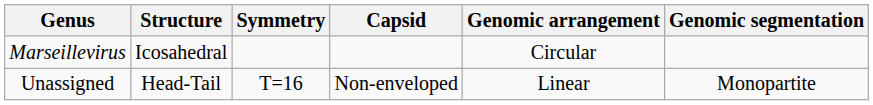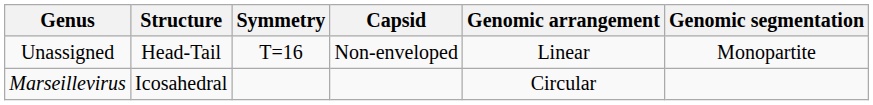rows swapped: (68, 83) <-> (68, 52)
